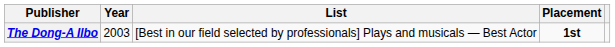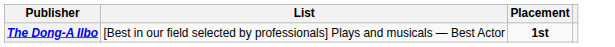- column: (117, 13)
